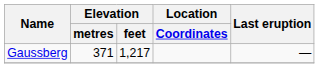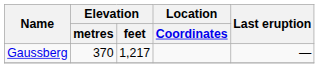(103, 53) 371 -> (103, 53) 370
